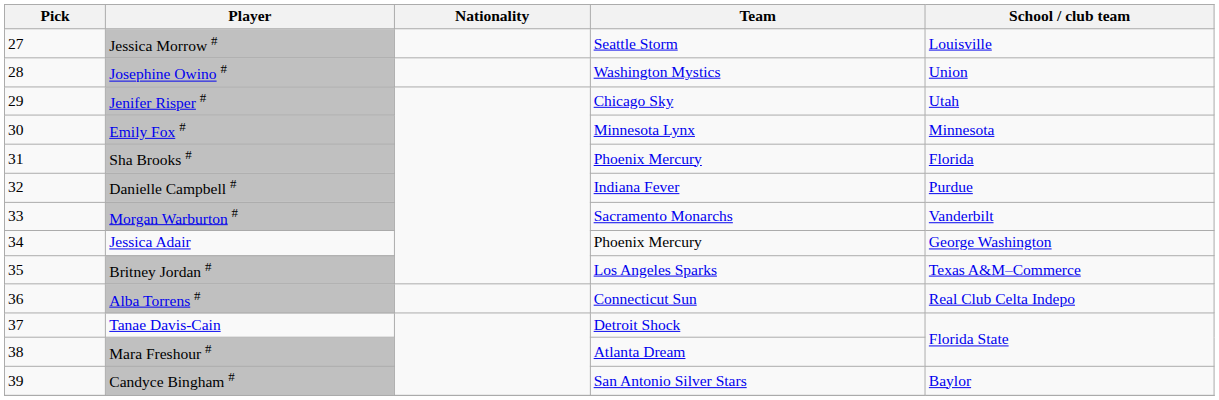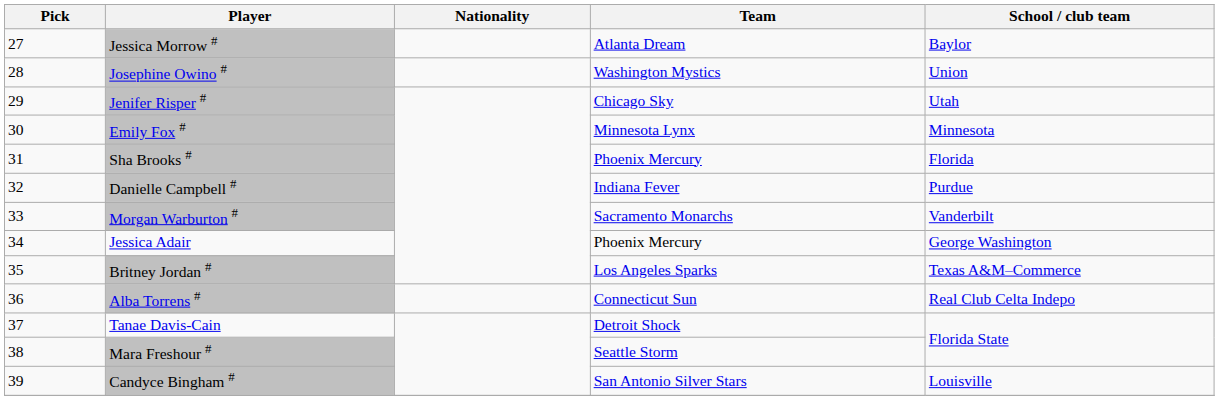(636, 43) Seattle Storm -> (640, 43) Atlanta Dream
(960, 43) Louisville -> (950, 43) Baylor
(640, 352) Atlanta Dream -> (636, 352) Seattle Storm
(950, 380) Baylor -> (960, 380) Louisville
